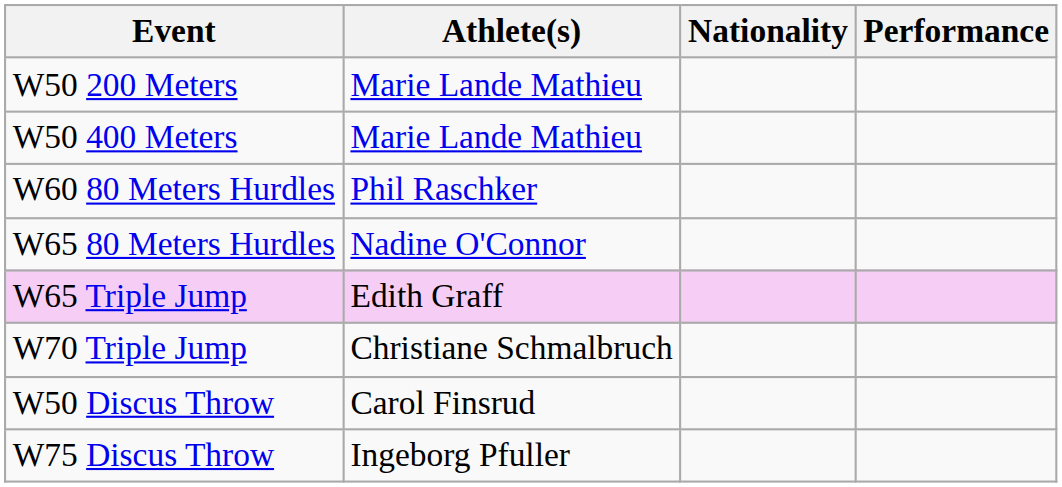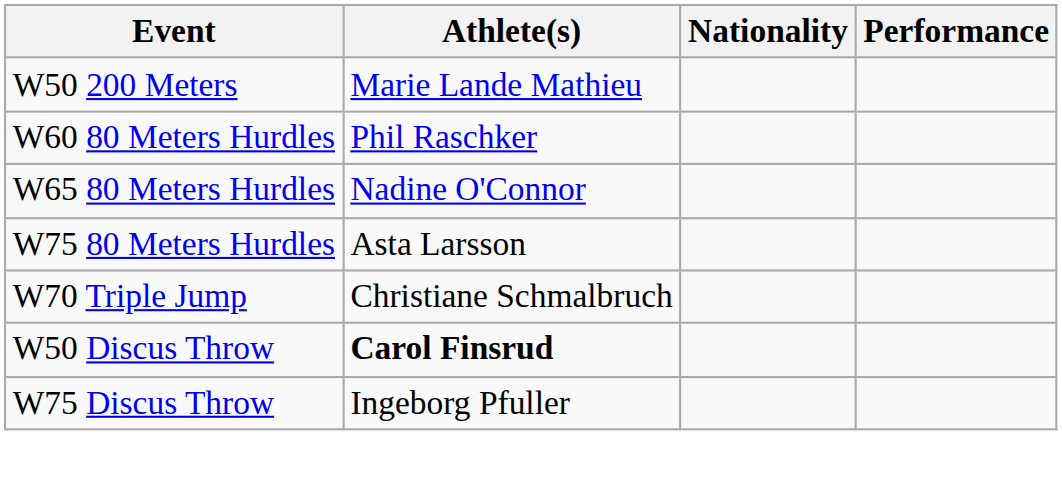- row: (125, 137)
+ row: (174, 243)
- row: (130, 296)
(443, 402) normal -> (452, 349) bold
